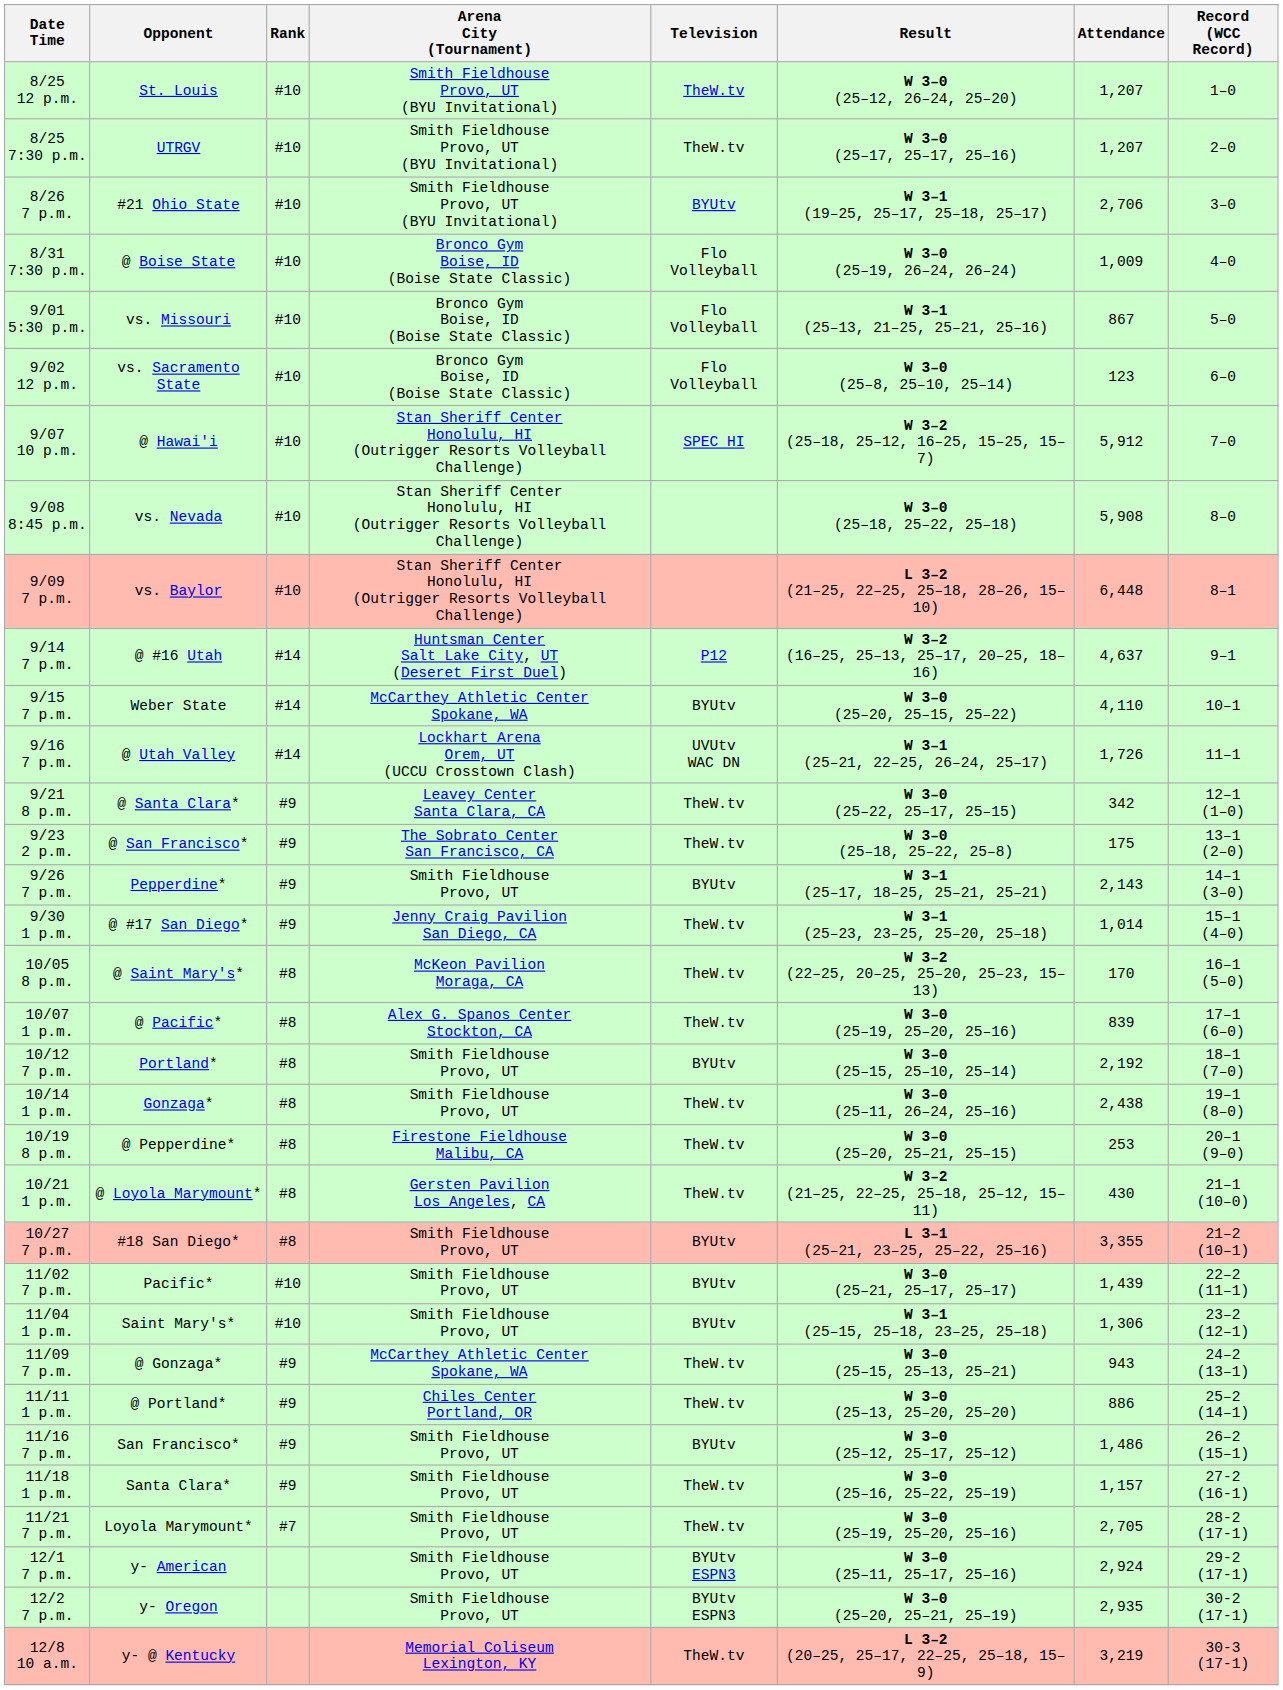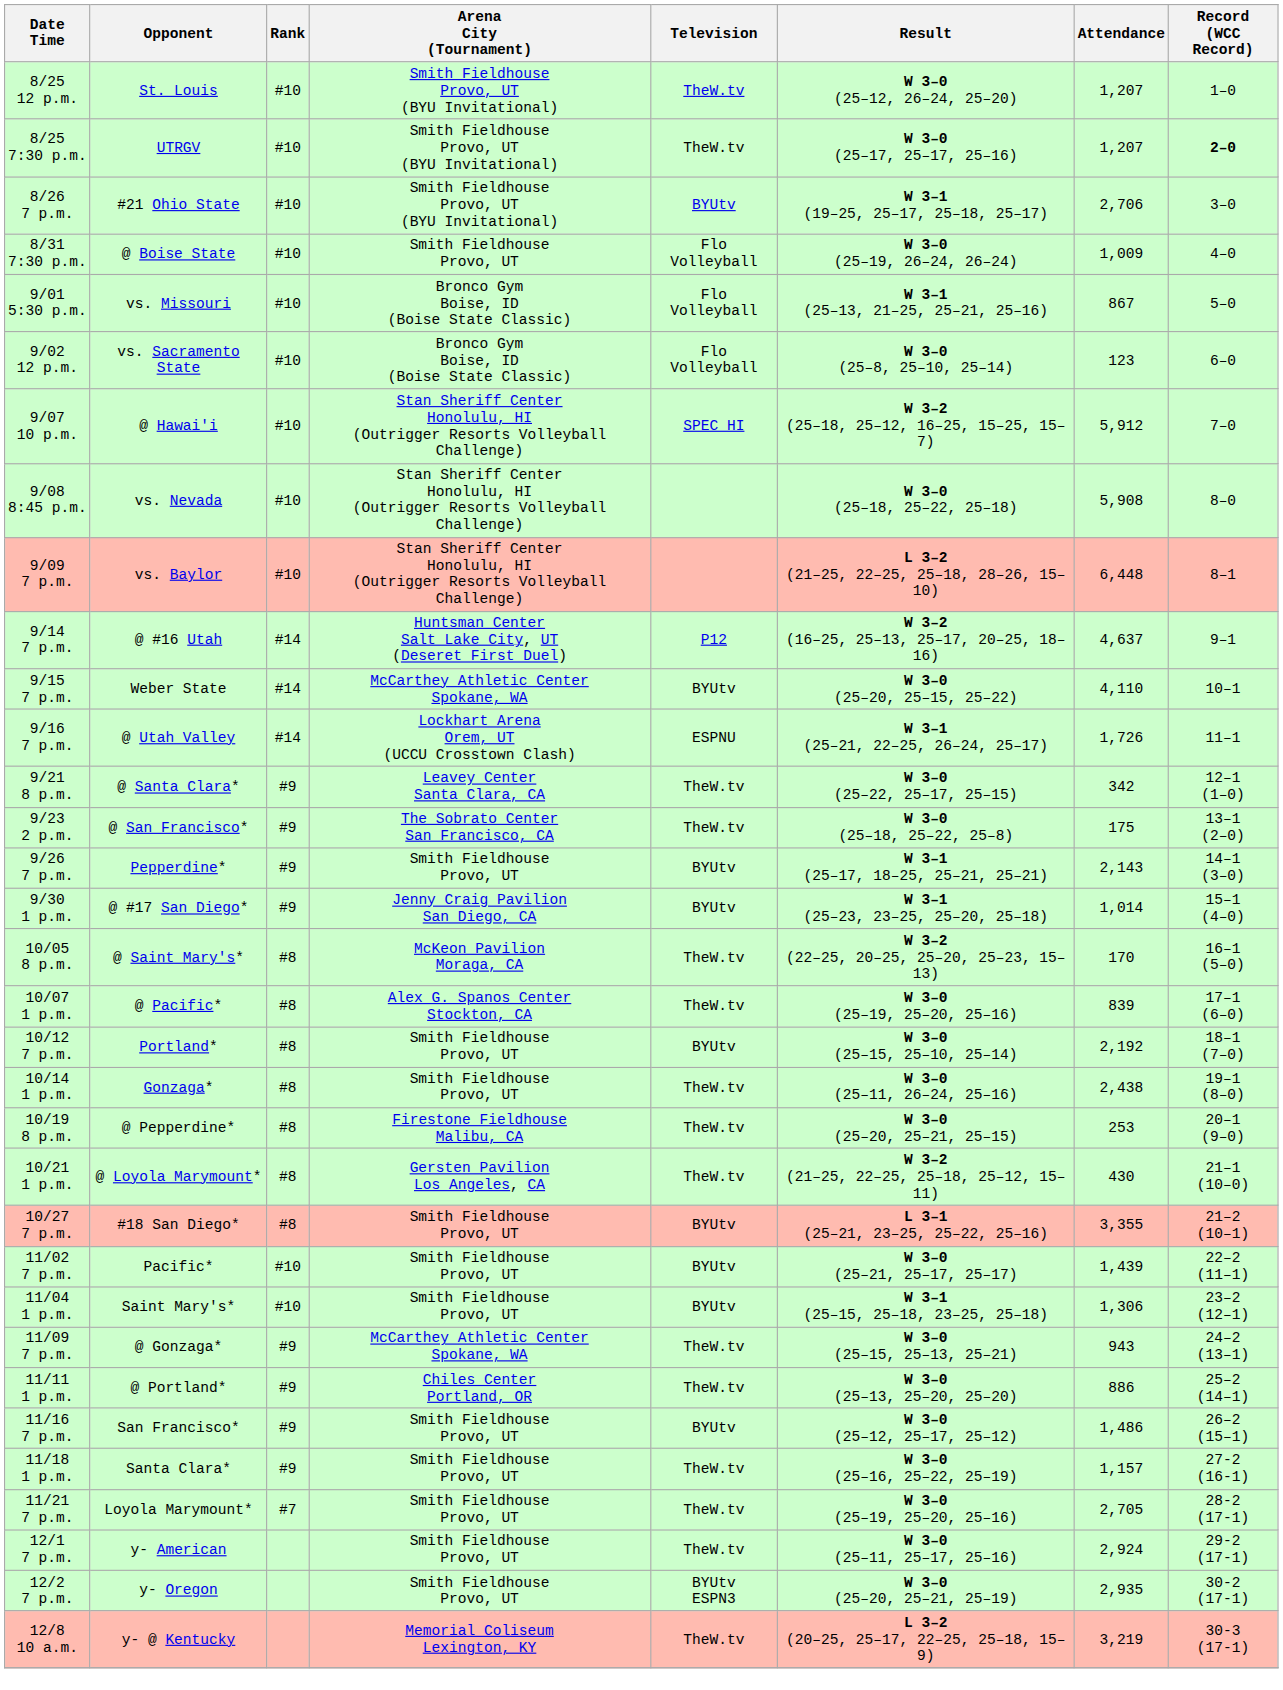(1223, 148) normal -> (1223, 148) bold
(480, 263) Bronco Gym Boise, ID (Boise State Classic) -> (480, 254) Smith Fieldhouse Provo, UT
(714, 755) UVUtv WAC DN -> (714, 738) ESPNU
(714, 925) TheW.tv -> (714, 909) BYUtv
(714, 1567) BYUtv ESPN3 -> (714, 1550) TheW.tv
